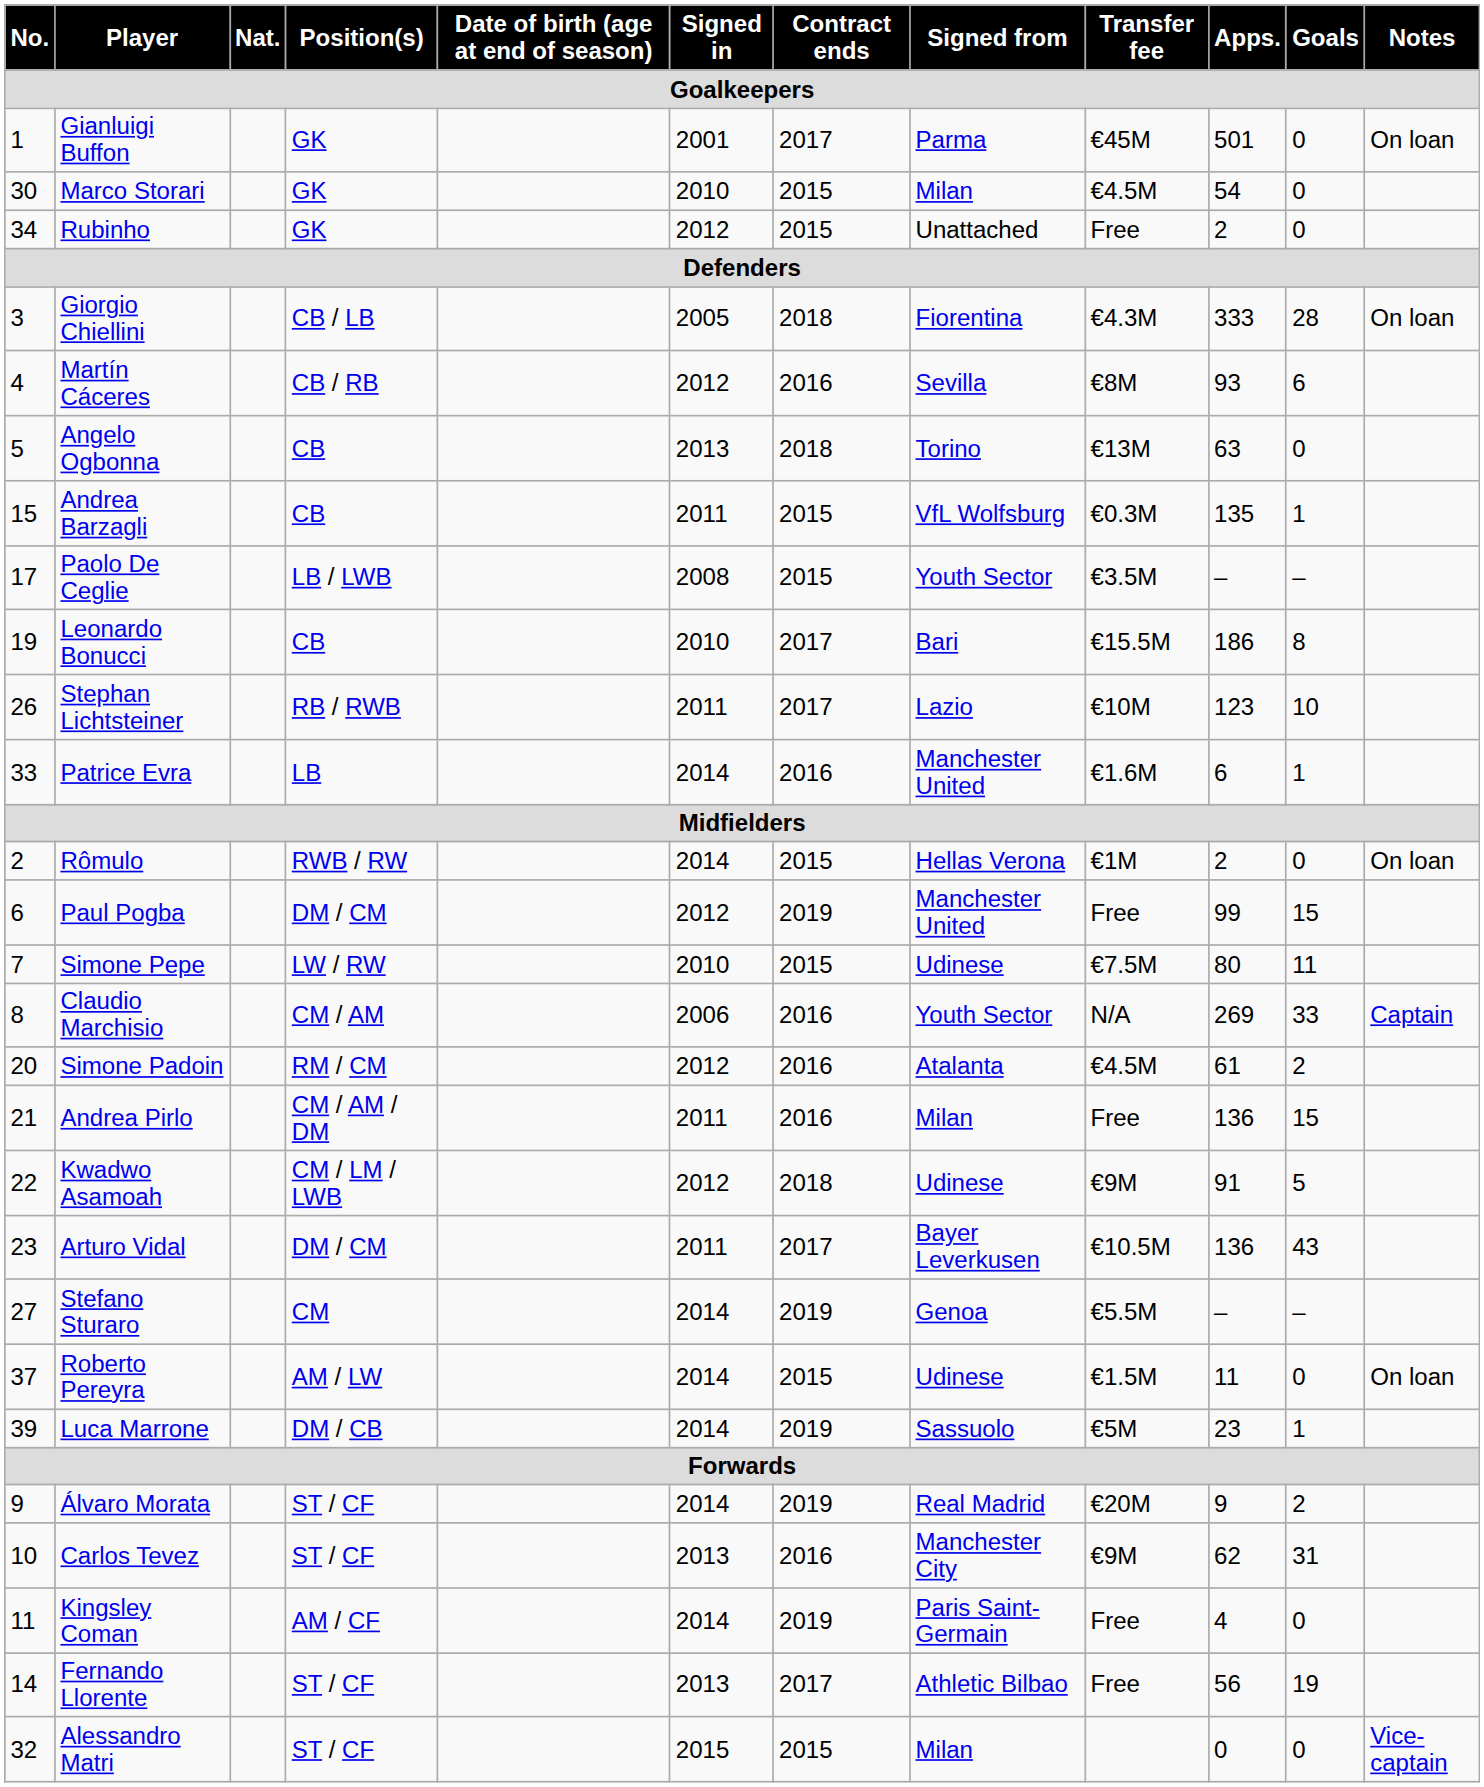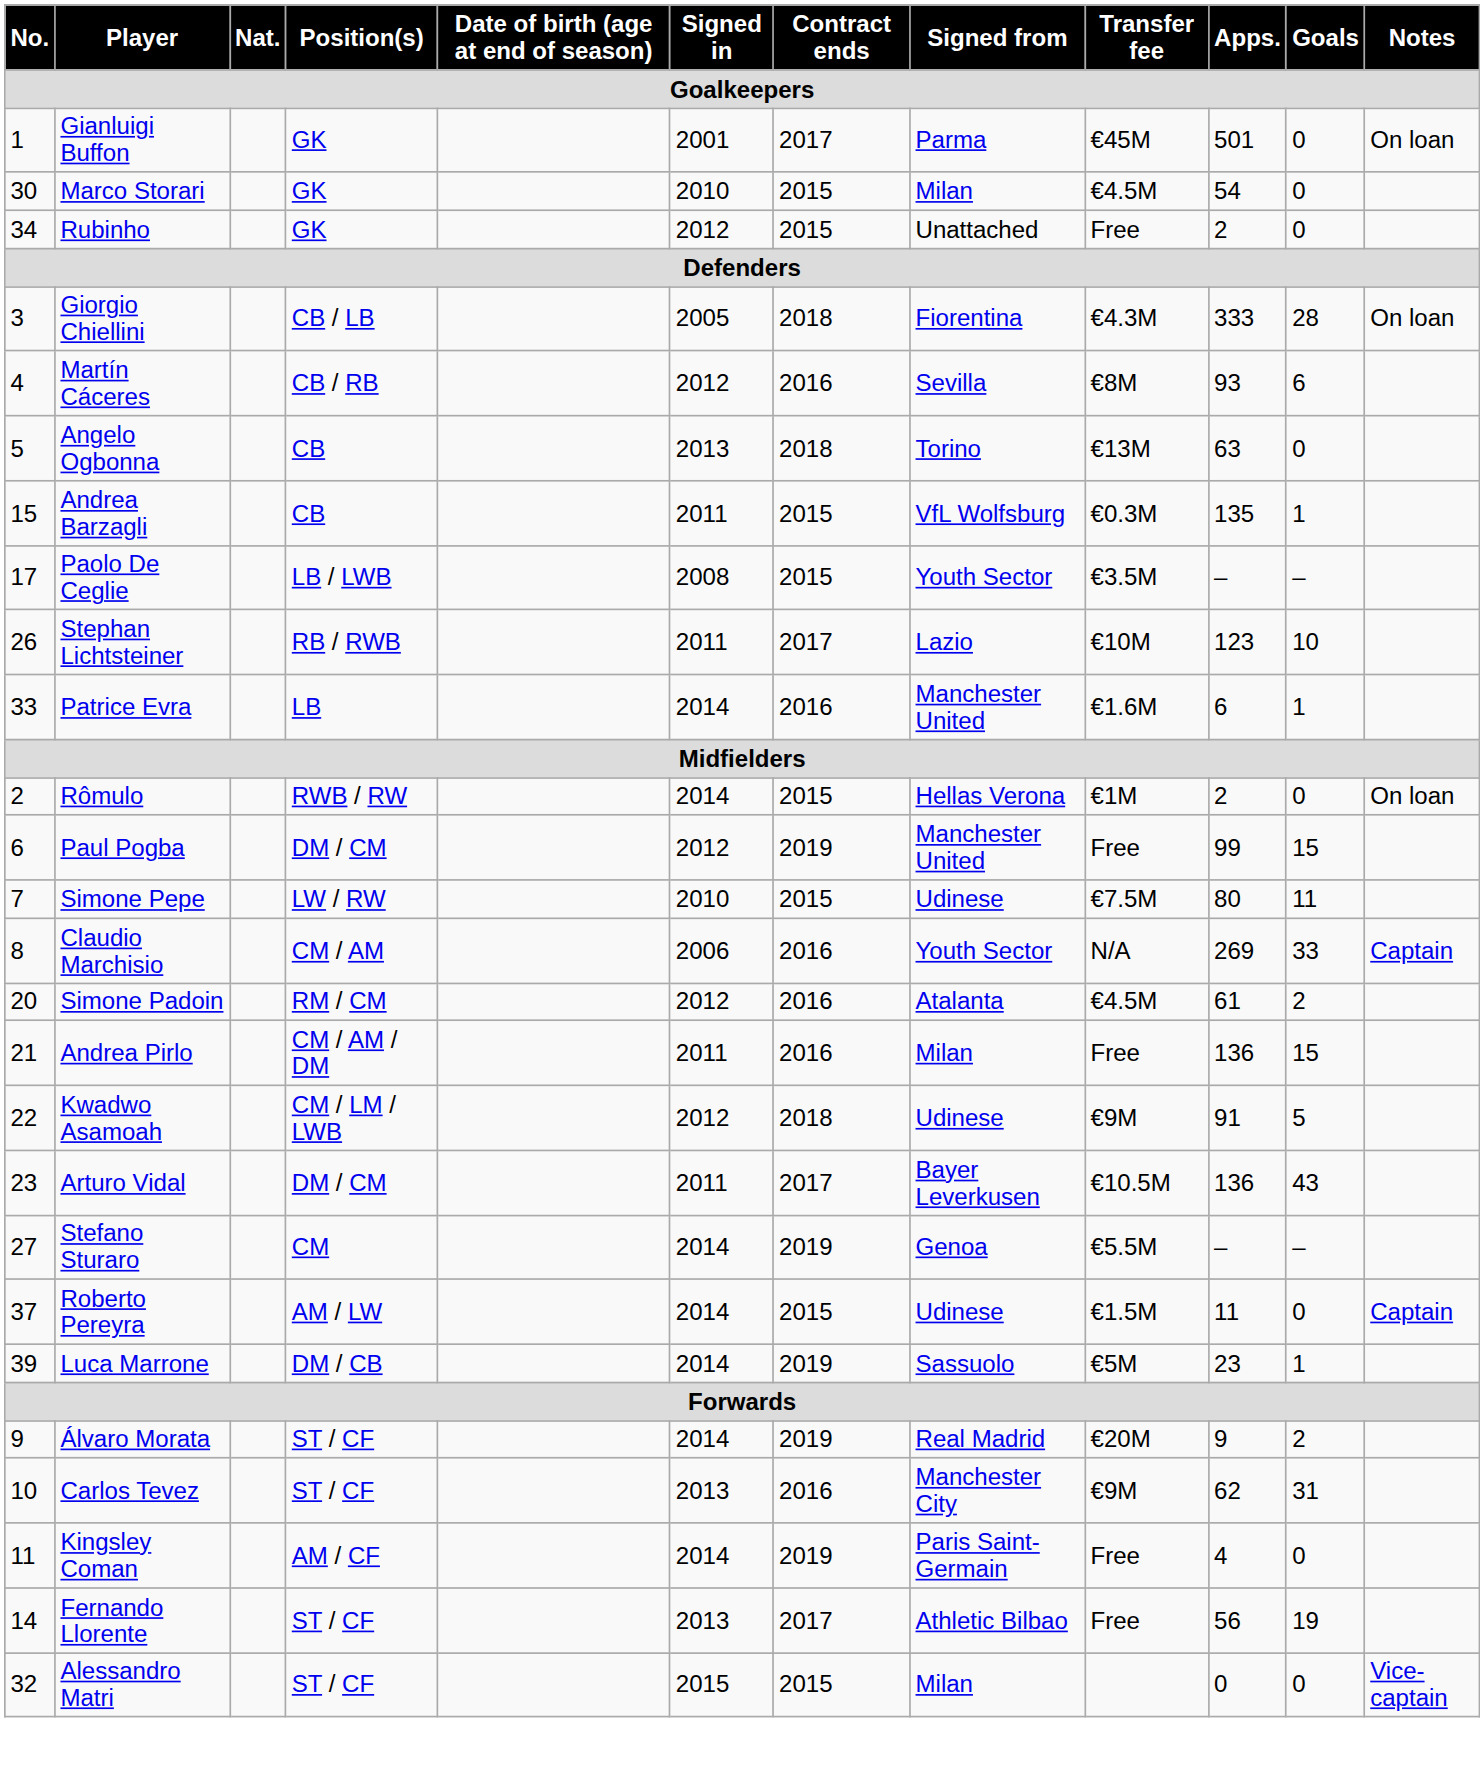- row: (111, 643)
(1412, 1377) On loan -> (1412, 1312) Captain
